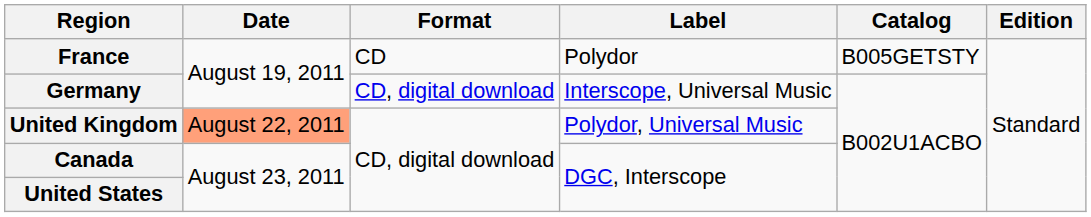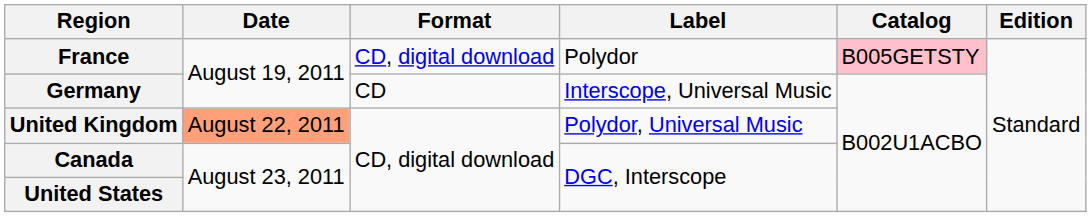(370, 56) CD -> (454, 56) CD, digital download
(911, 56) no background -> (911, 56) pink background
(454, 90) CD, digital download -> (370, 90) CD
